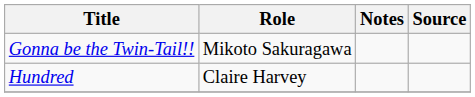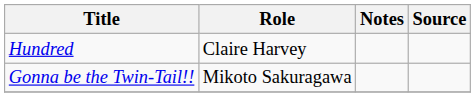rows swapped: (41, 77) <-> (102, 48)
